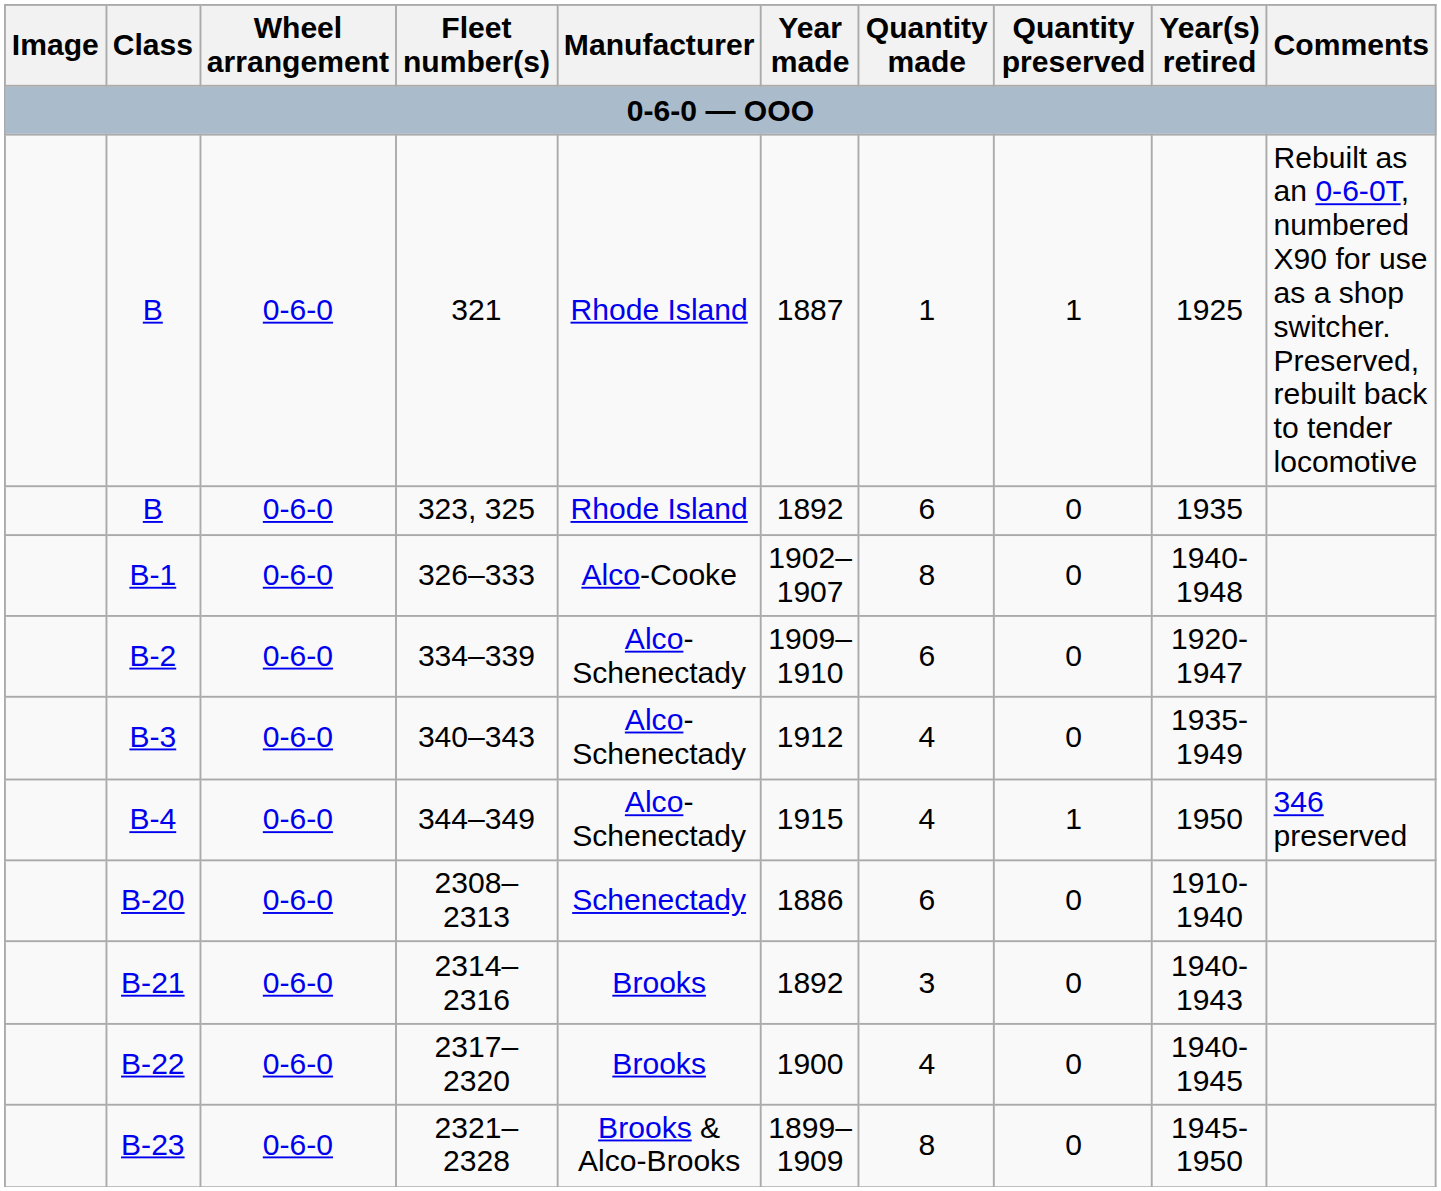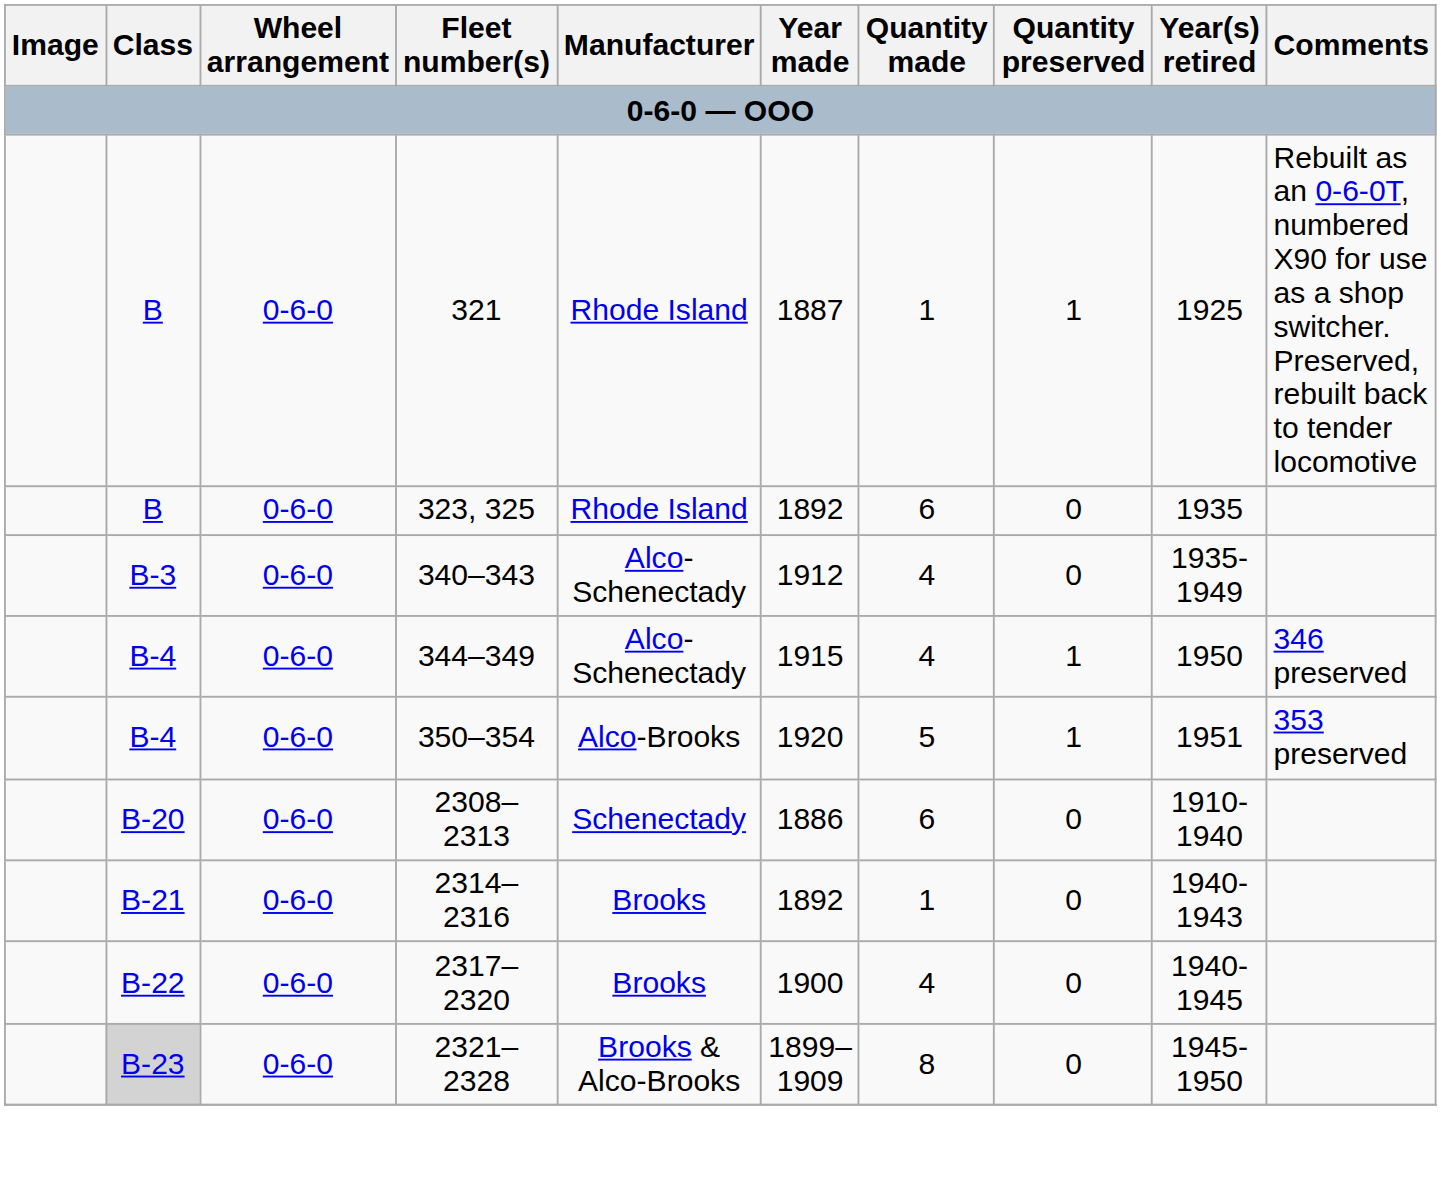- row: (476, 574)
- row: (476, 656)
+ row: (476, 737)
(927, 982) 3 -> (927, 900) 1
(153, 1145) no background -> (153, 1063) lightgrey background
